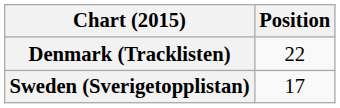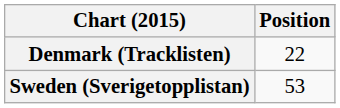(295, 86) 17 -> (295, 86) 53
